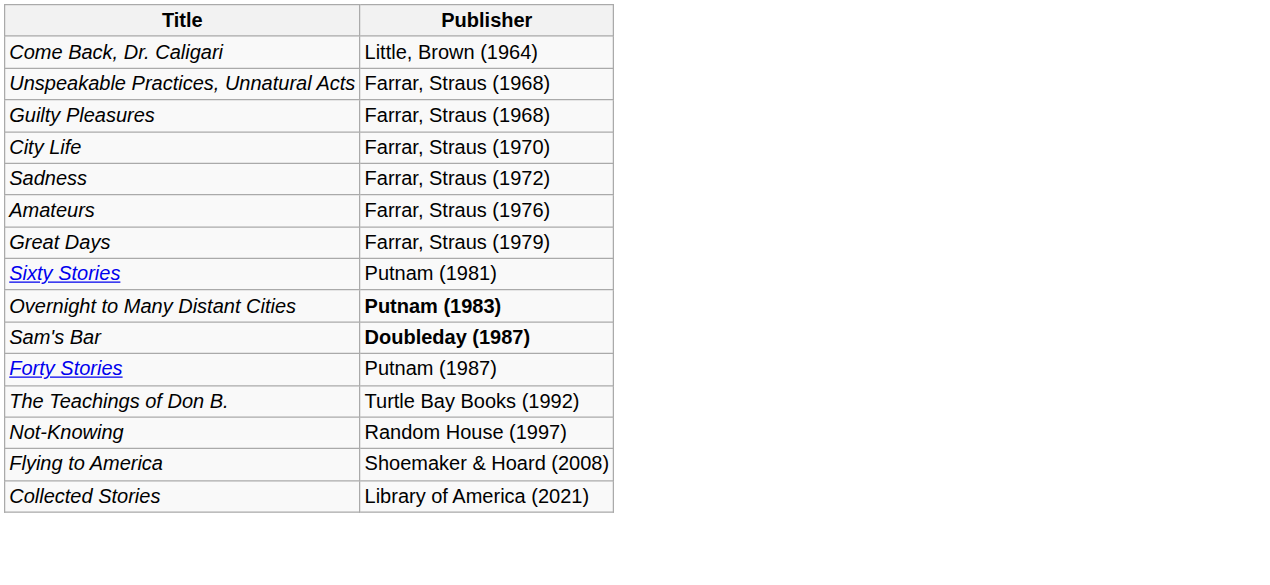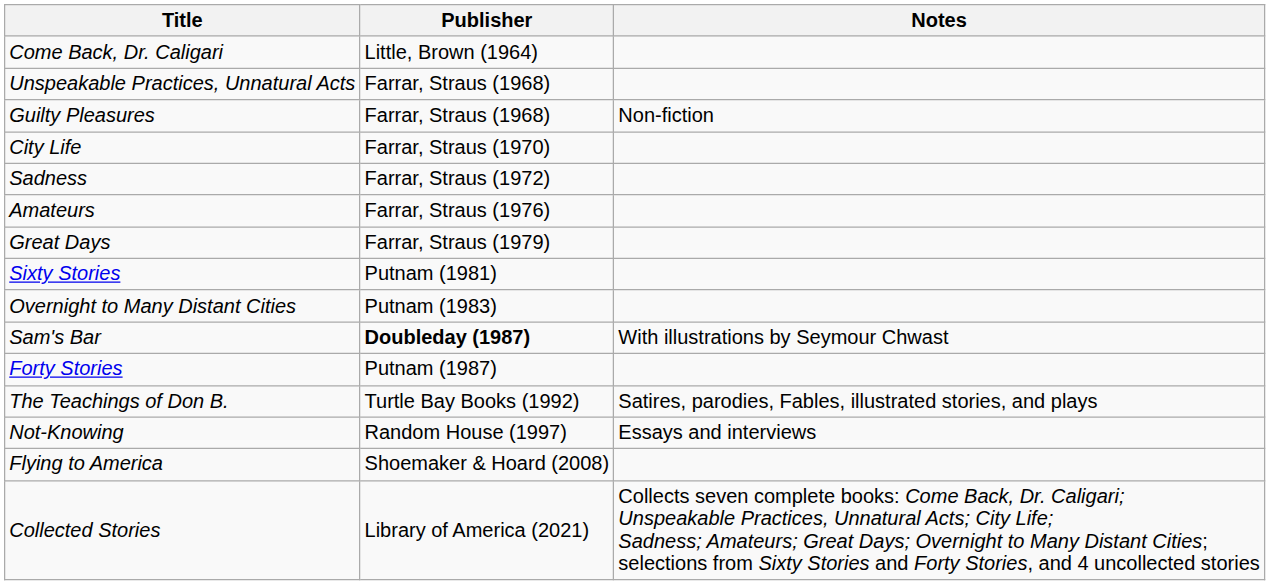+ column: (939, 20)
(433, 305) bold -> (431, 305) normal
